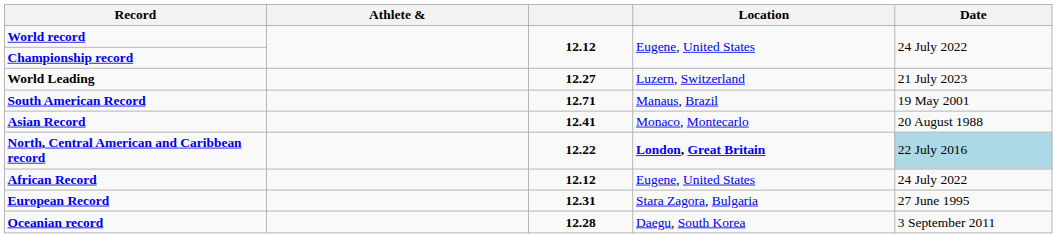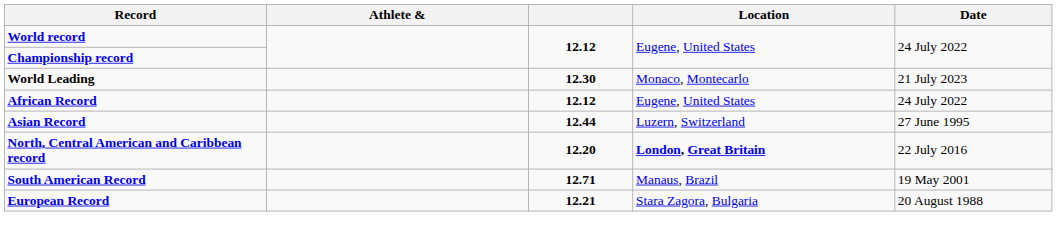(581, 79) 12.27 -> (581, 79) 12.30
(690, 79) Luzern, Switzerland -> (692, 79) Monaco, Montecarlo
rows swapped: (52, 179) <-> (77, 100)
(581, 121) 12.41 -> (581, 121) 12.44
(692, 121) Monaco, Montecarlo -> (690, 121) Luzern, Switzerland
(940, 121) 20 August 1988 -> (934, 121) 27 June 1995
(581, 150) 12.22 -> (581, 150) 12.20
(933, 150) lightblue background -> (933, 150) no background
(581, 200) 12.31 -> (581, 200) 12.21
(934, 200) 27 June 1995 -> (940, 200) 20 August 1988
- row: (55, 222)
